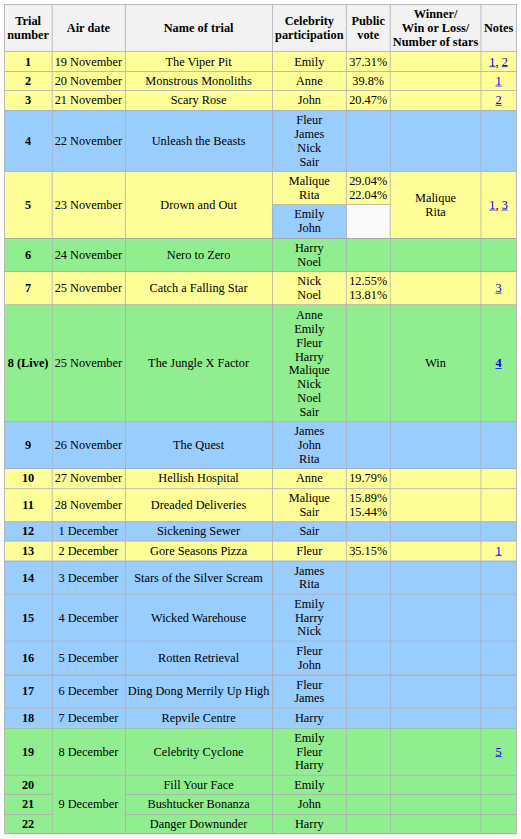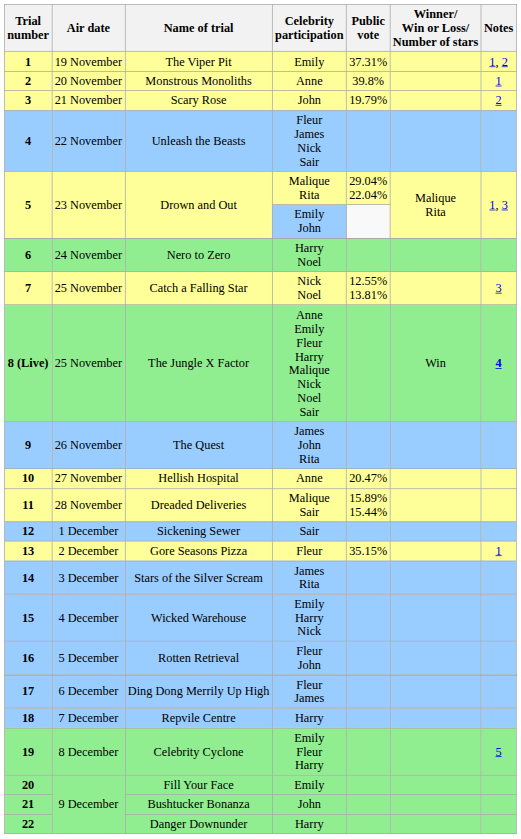(368, 100) 20.47% -> (368, 100) 19.79%
(368, 478) 19.79% -> (368, 478) 20.47%
